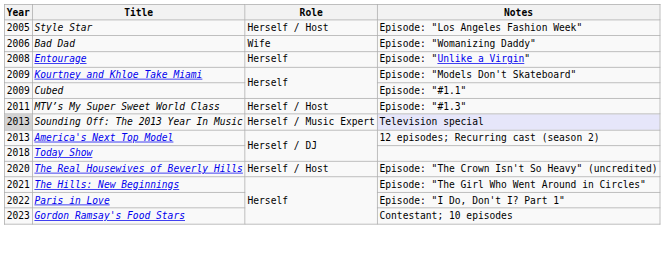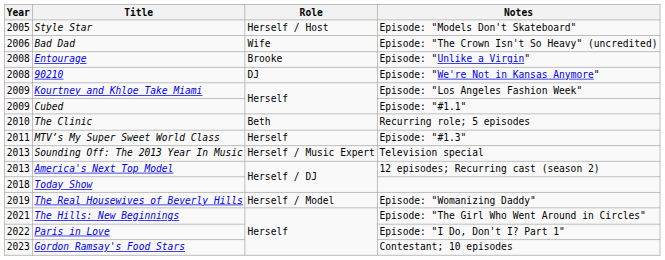(481, 28) Episode: "Los Angeles Fashion Week" -> (478, 28) Episode: "Models Don't Skateboard"
(458, 44) Episode: "Womanizing Daddy" -> (518, 44) Episode: "The Crown Isn't So Heavy" (uncredited)
(268, 59) Herself -> (265, 59) Brooke
+ row: (49, 75)
(478, 75) Episode: "Models Don't Skateboard" -> (481, 91) Episode: "Los Angeles Fashion Week"
+ row: (63, 122)
(288, 106) Herself / Host -> (268, 138) Herself
(18, 122) lightgrey background -> (18, 153) no background
(432, 122) lavender background -> (432, 153) no background
(18, 169) 2020 -> (18, 200) 2019
(288, 169) Herself / Host -> (291, 200) Herself / Model
(518, 169) Episode: "The Crown Isn't So Heavy" (uncredited) -> (458, 200) Episode: "Womanizing Daddy"
